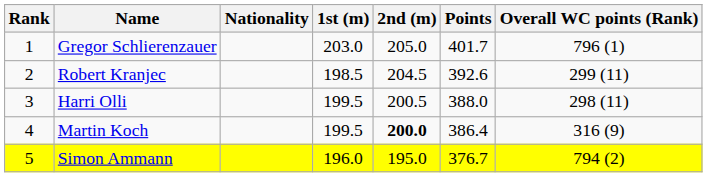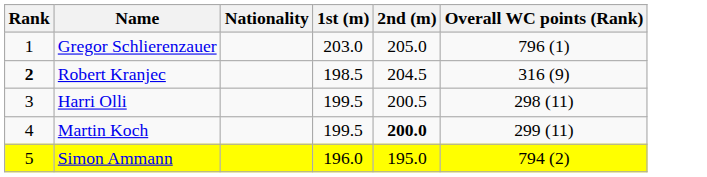- column: (468, 18)
(29, 74) normal -> (29, 74) bold
(599, 74) 299 (11) -> (544, 74) 316 (9)
(599, 130) 316 (9) -> (544, 130) 299 (11)
